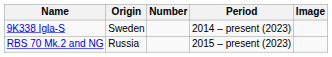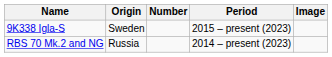(242, 28) 2014 – present (2023) -> (242, 28) 2015 – present (2023)
(242, 44) 2015 – present (2023) -> (242, 44) 2014 – present (2023)
